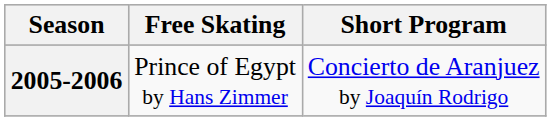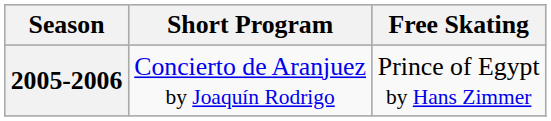columns swapped: (424, 24) <-> (215, 24)
